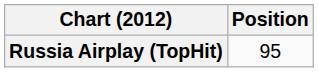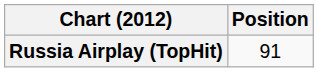(270, 50) 95 -> (270, 50) 91
